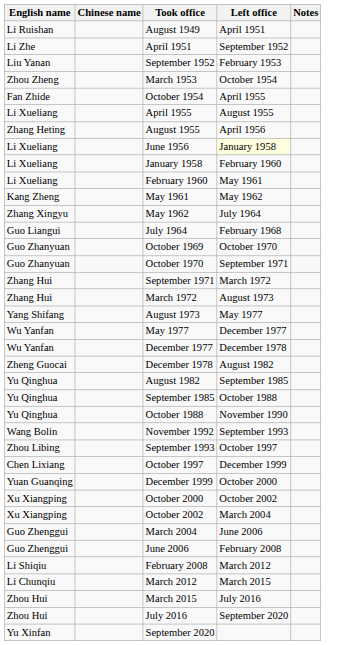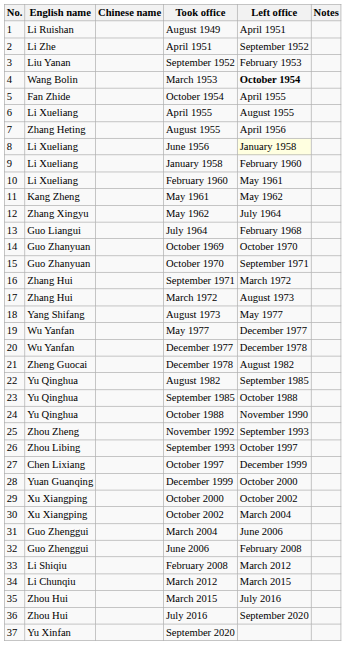+ column: (15, 12)
(33, 79) Zhou Zheng -> (52, 79) Wang Bolin
(248, 79) normal -> (270, 79) bold
(32, 431) Wang Bolin -> (53, 431) Zhou Zheng
